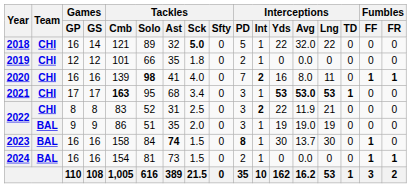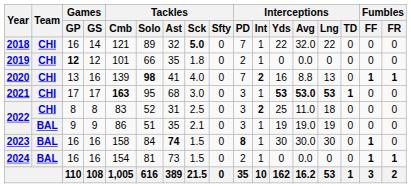(243, 45) 5 -> (243, 45) 7
(73, 61) normal -> (73, 61) bold
(73, 77) 16 -> (73, 77) 13
(305, 77) 8.0 -> (305, 77) 8.8
(329, 77) 11 -> (329, 77) 13
(197, 93) 3.4 -> (197, 93) 3.0
(281, 110) 22 -> (281, 110) 25
(305, 110) 11.9 -> (305, 110) 11.0
(329, 110) 21 -> (329, 110) 18
(197, 126) 2.0 -> (197, 126) 2.1
(305, 142) 13.7 -> (305, 142) 30.0
